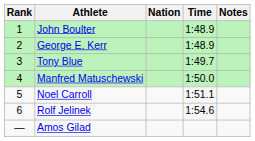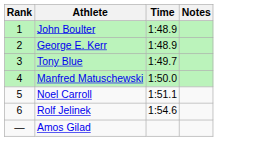- column: (164, 12)
